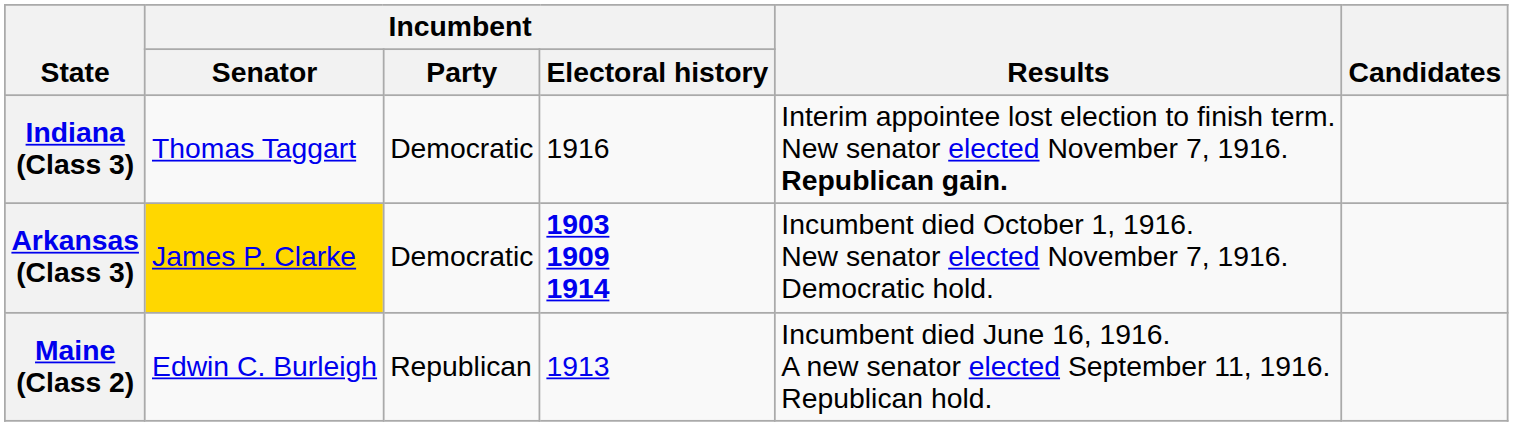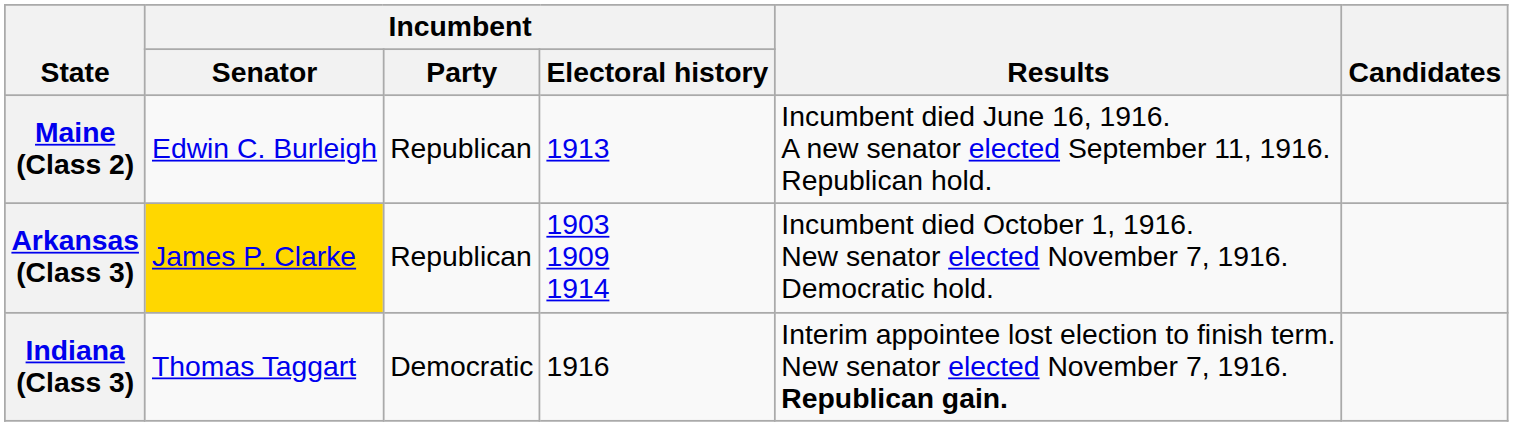rows swapped: (75, 365) <-> (75, 148)
(462, 257) Democratic -> (461, 257) Republican
(578, 257) bold -> (578, 257) normal
